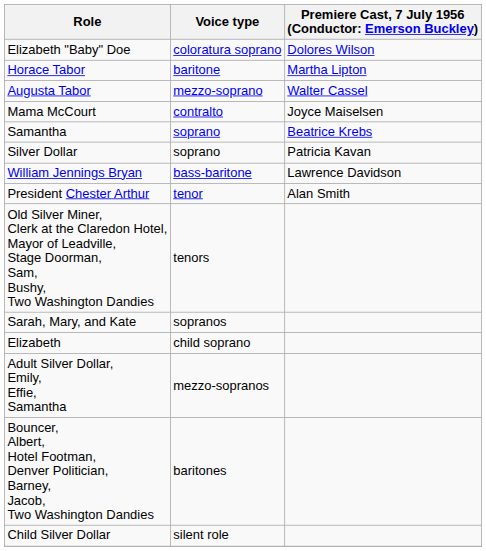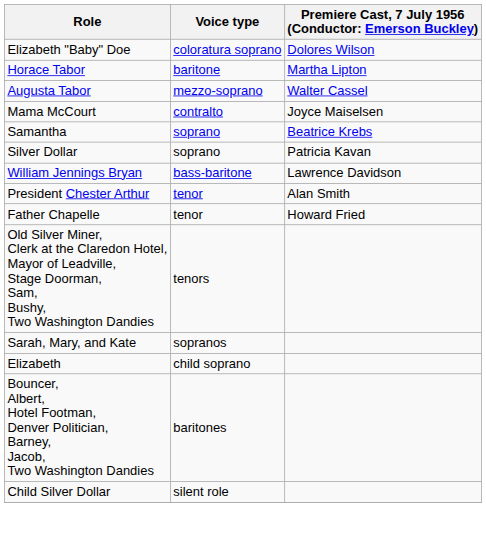+ row: (53, 214)
- row: (60, 385)
